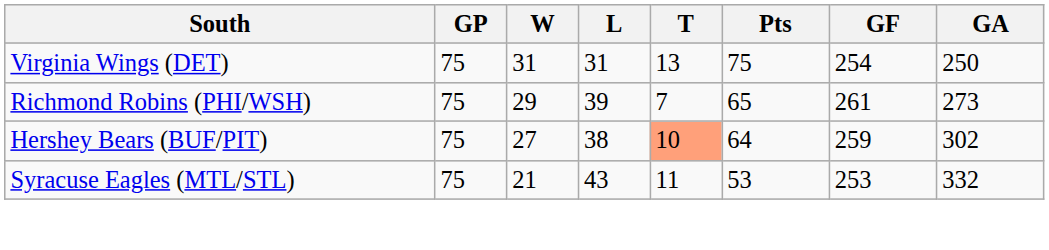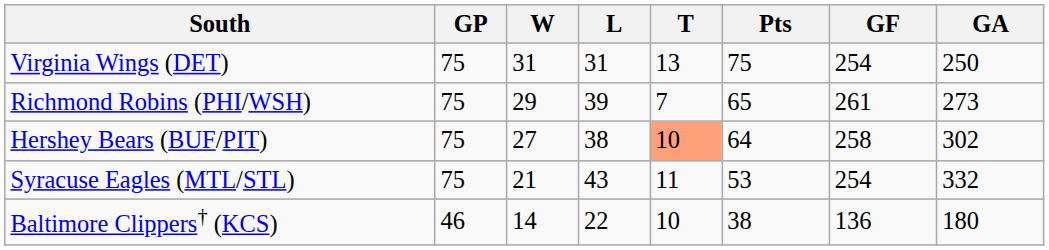(853, 140) 259 -> (853, 140) 258
(853, 179) 253 -> (853, 179) 254
+ row: (144, 221)
